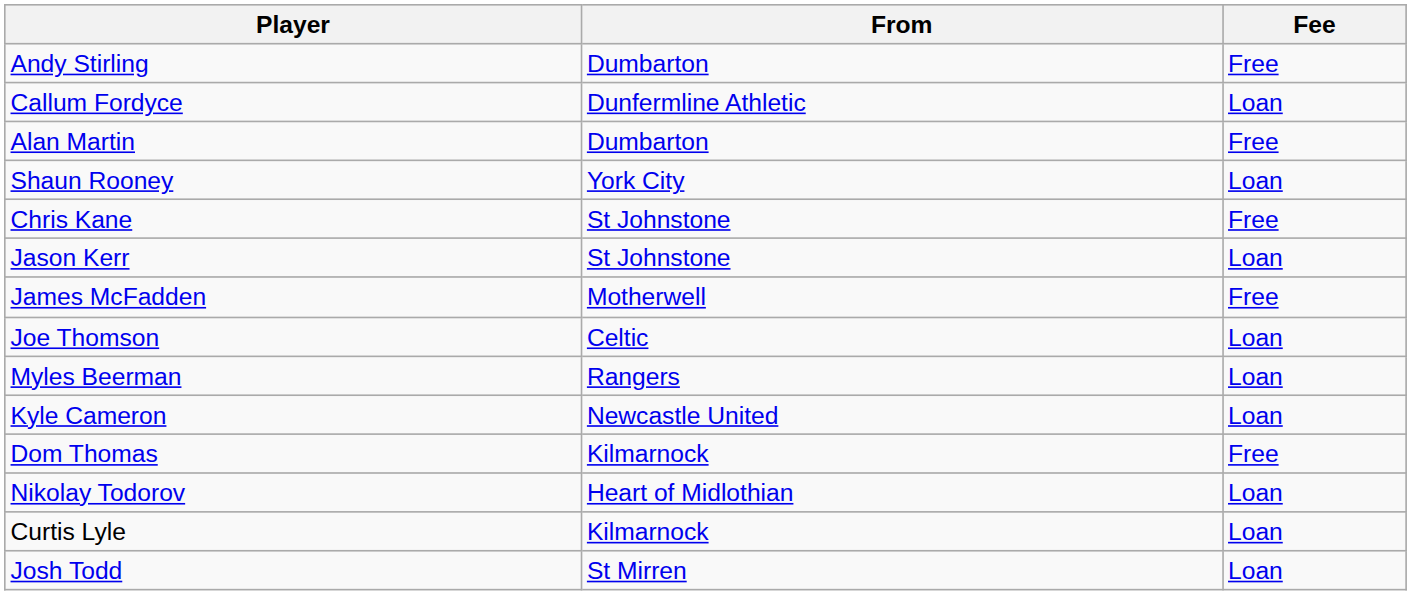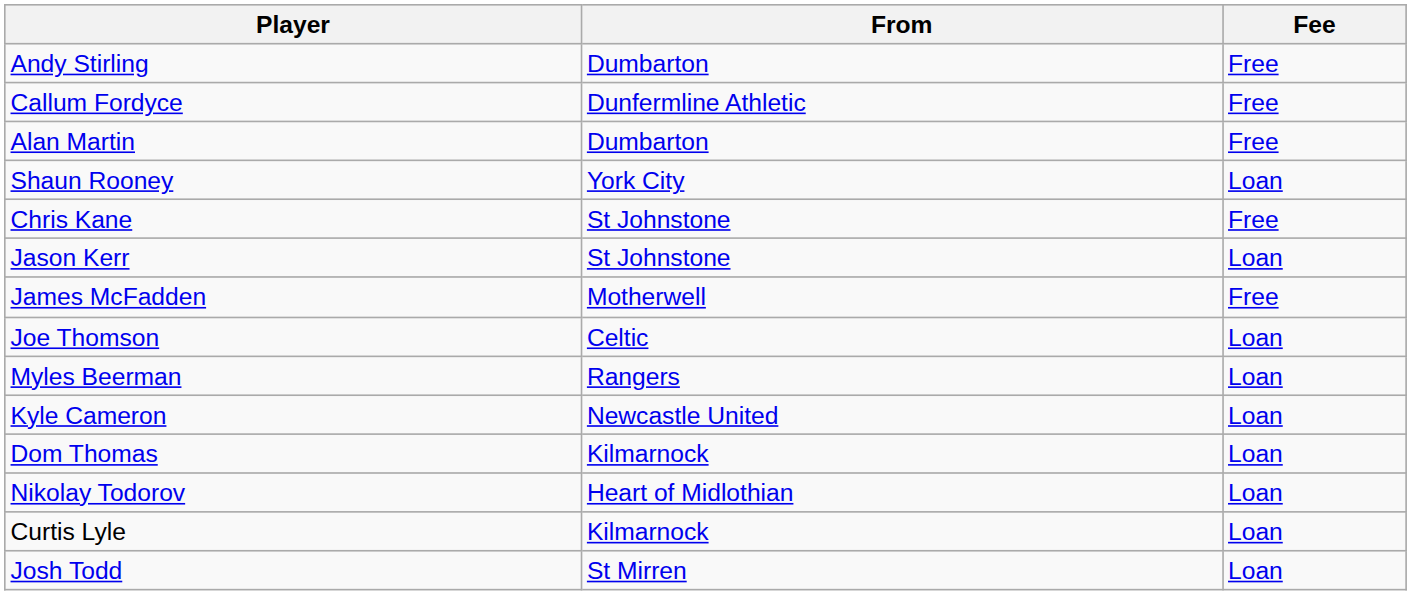(1255, 102) Loan -> (1253, 102) Free
(1253, 453) Free -> (1255, 453) Loan
